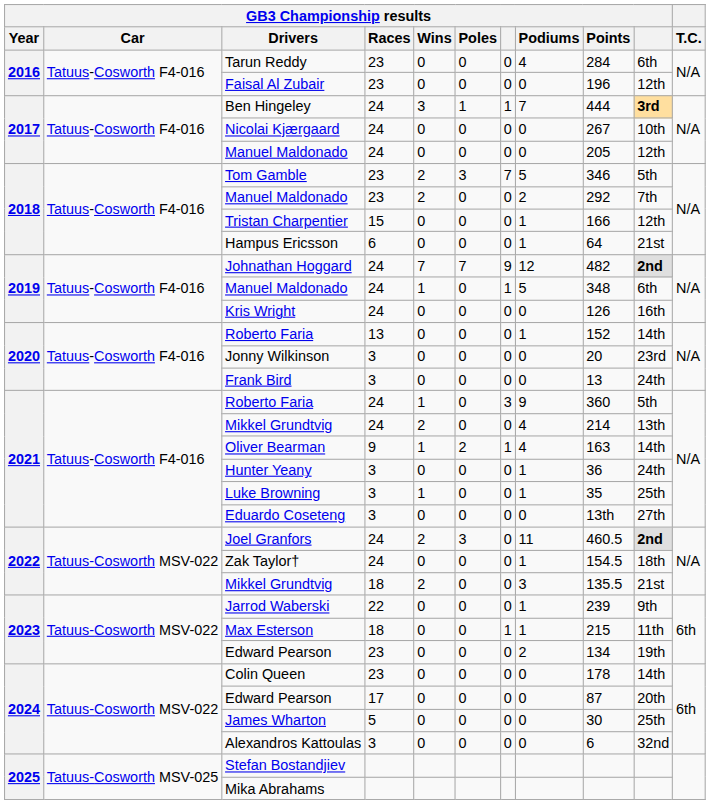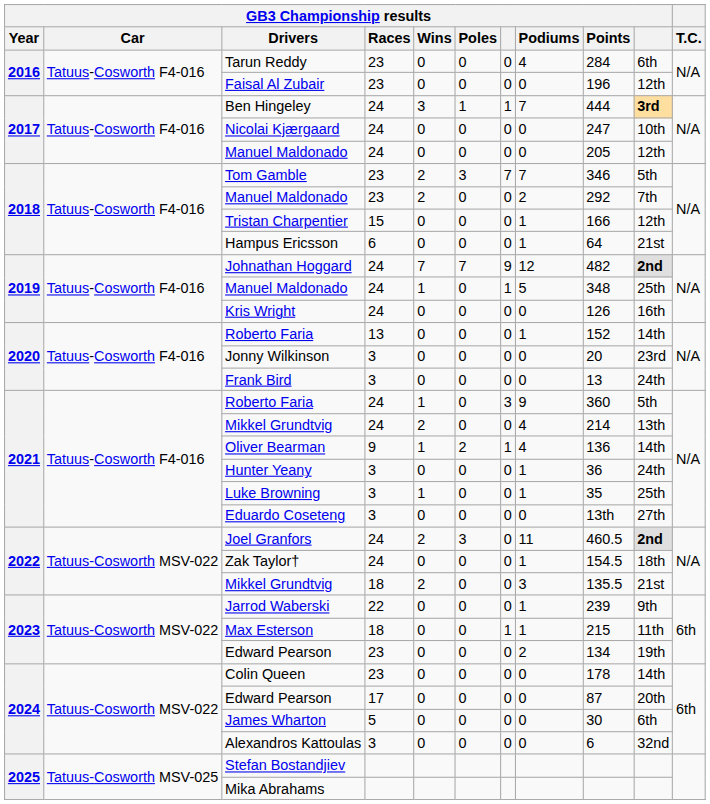(598, 129) 267 -> (598, 129) 247
(523, 175) 5 -> (523, 175) 7
(647, 288) 6th -> (651, 288) 25th
(598, 447) 163 -> (598, 447) 136
(651, 720) 25th -> (647, 720) 6th
